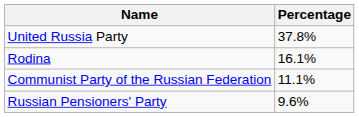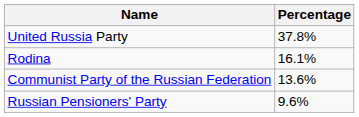(296, 79) 11.1% -> (297, 79) 13.6%
